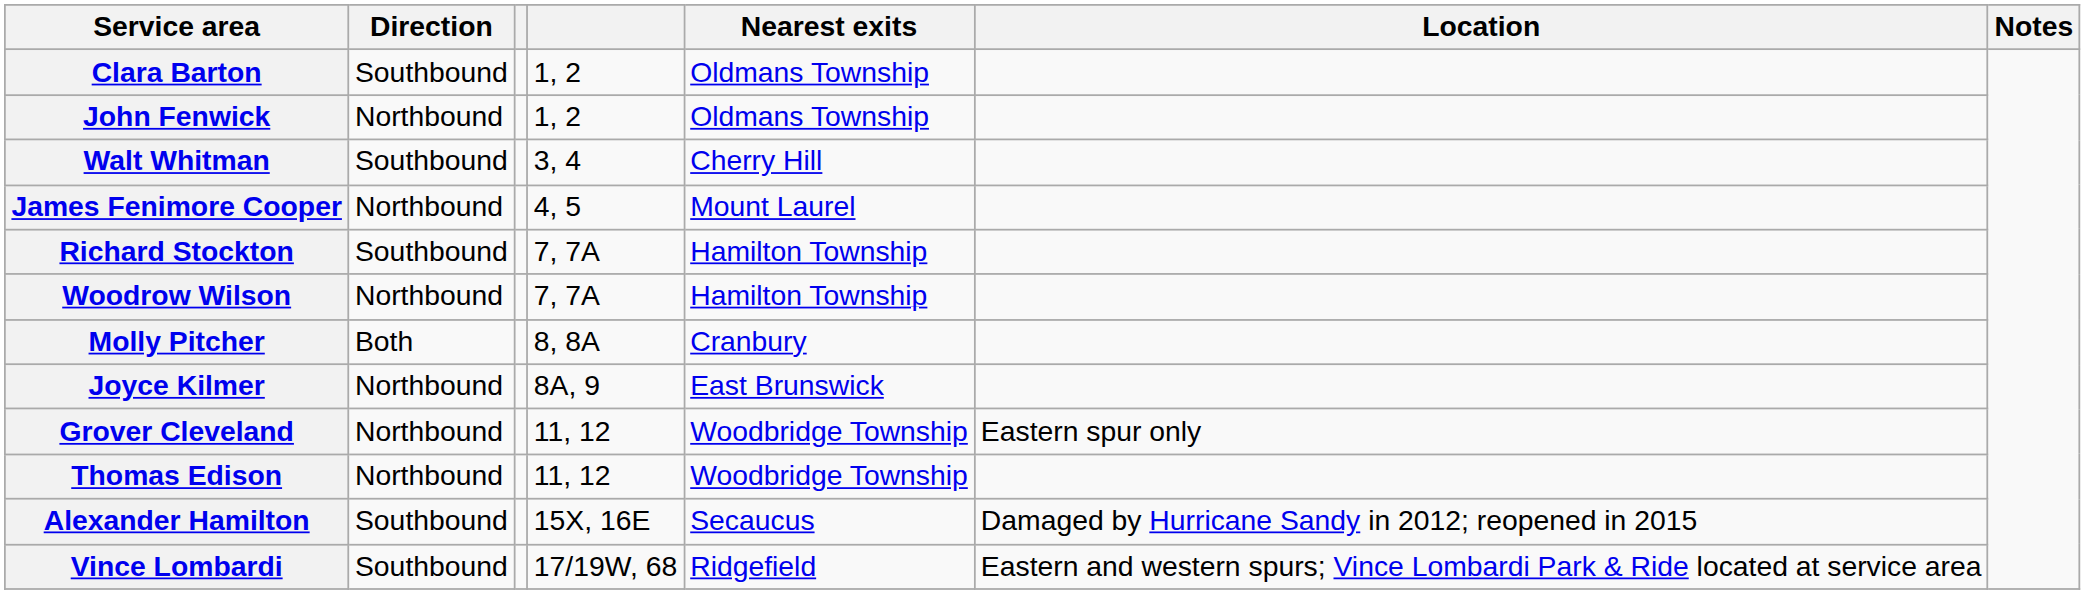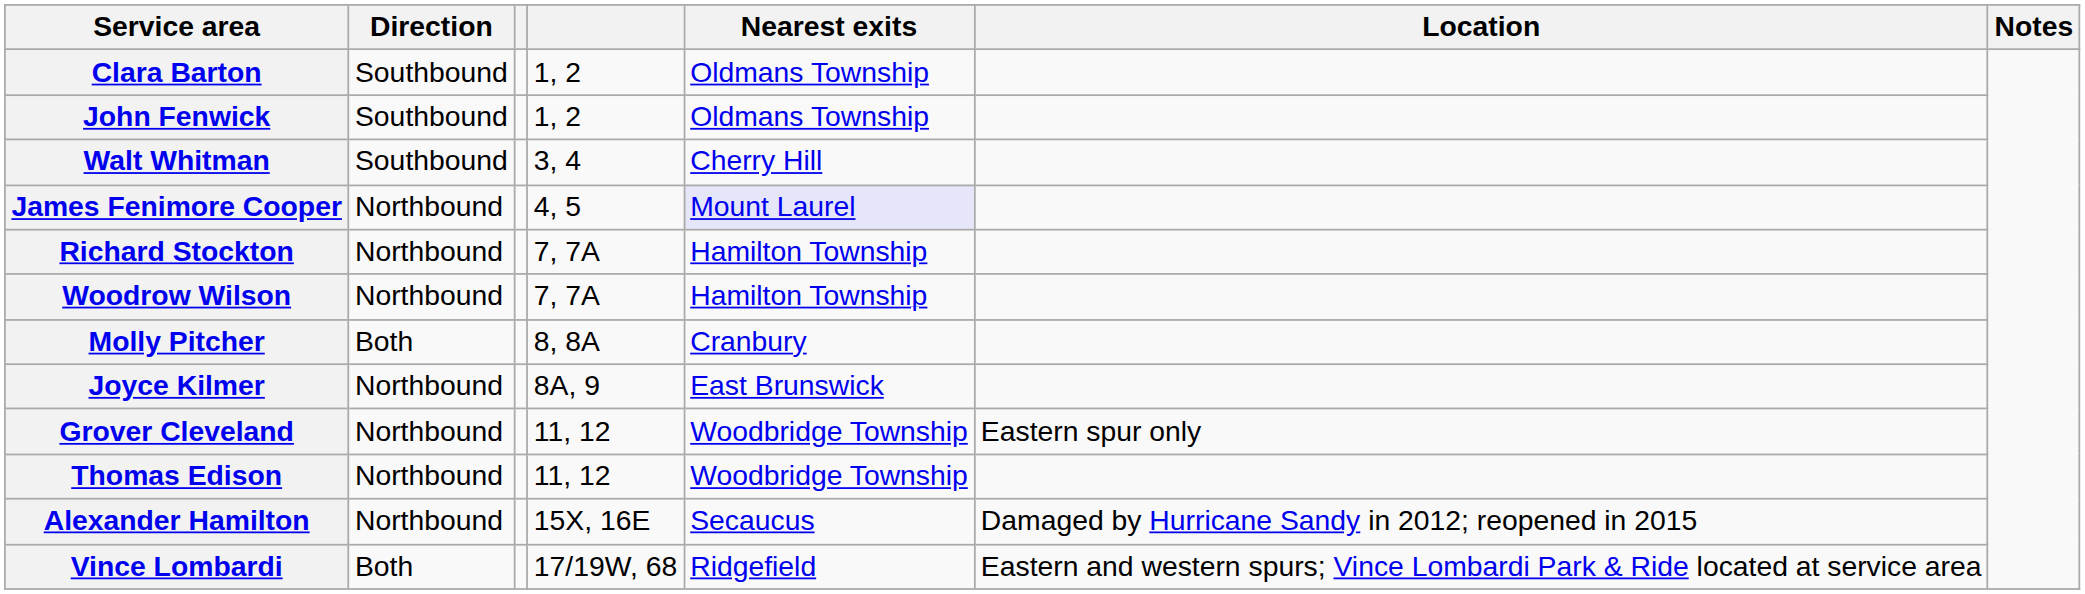(429, 116) Northbound -> (431, 116) Southbound
(773, 206) no background -> (773, 206) lavender background
(431, 251) Southbound -> (429, 251) Northbound
(431, 521) Southbound -> (429, 521) Northbound
(431, 565) Southbound -> (384, 565) Both
